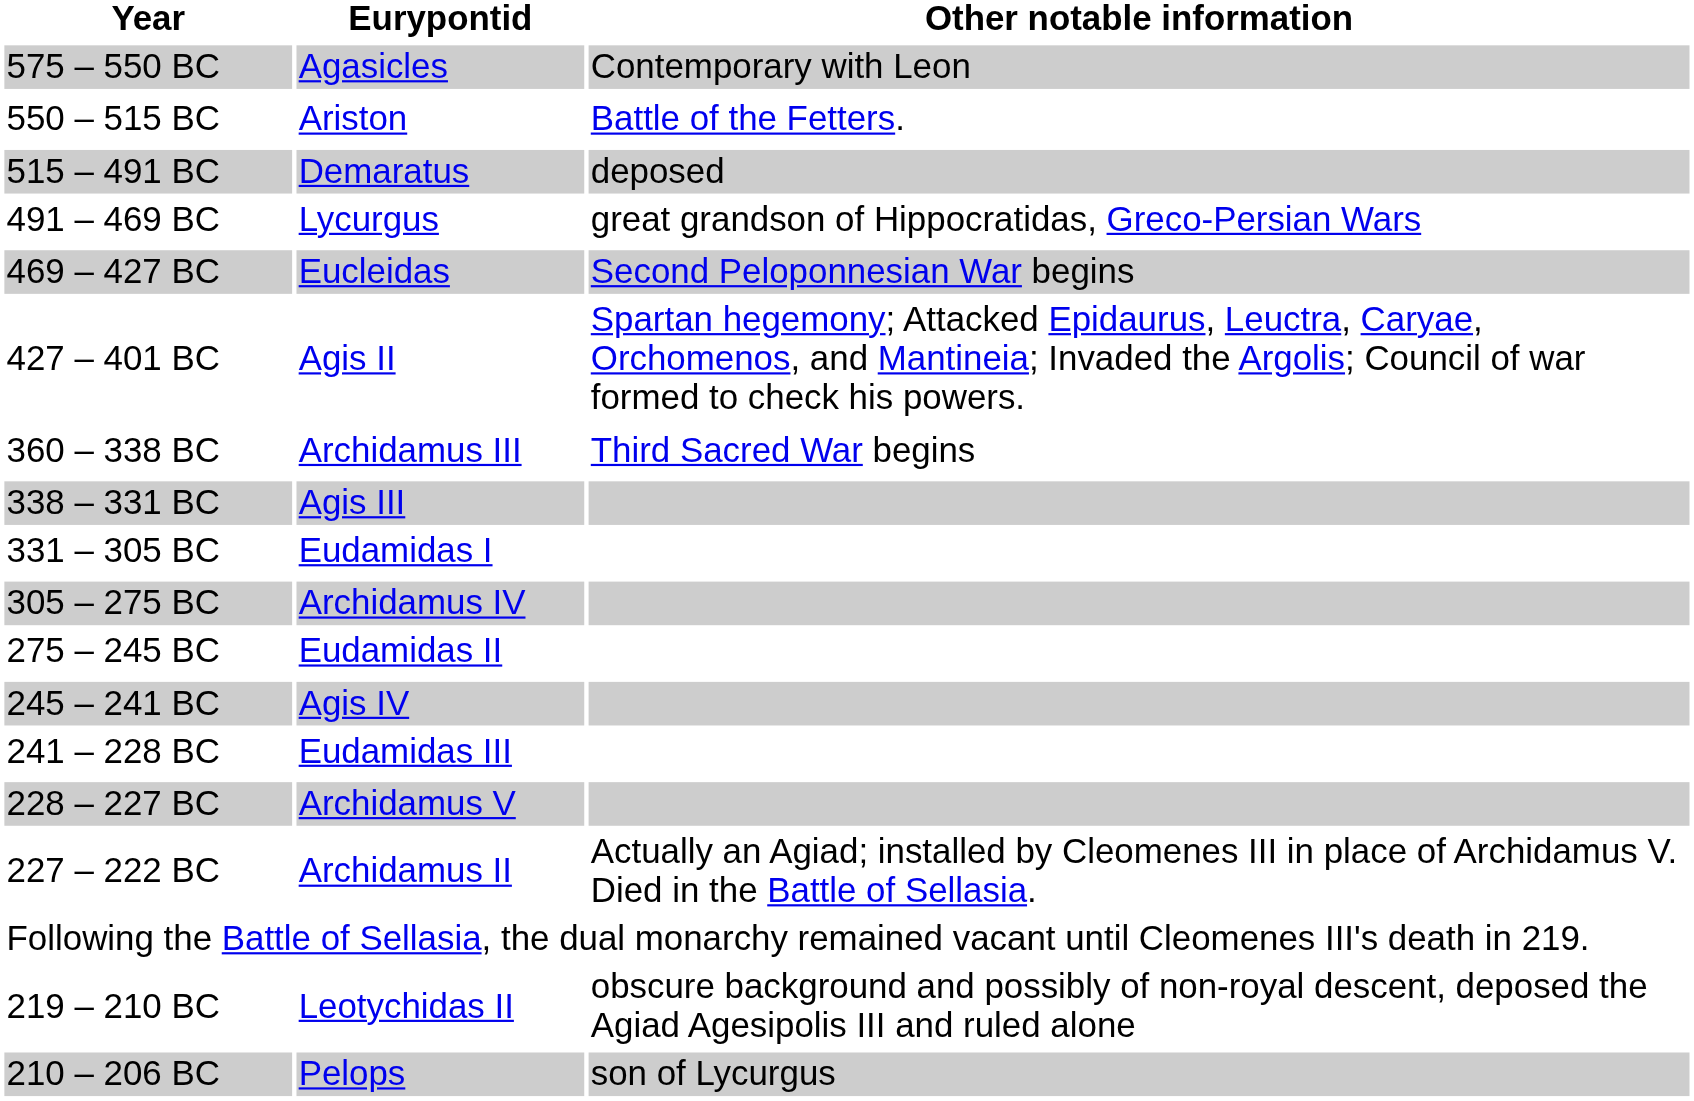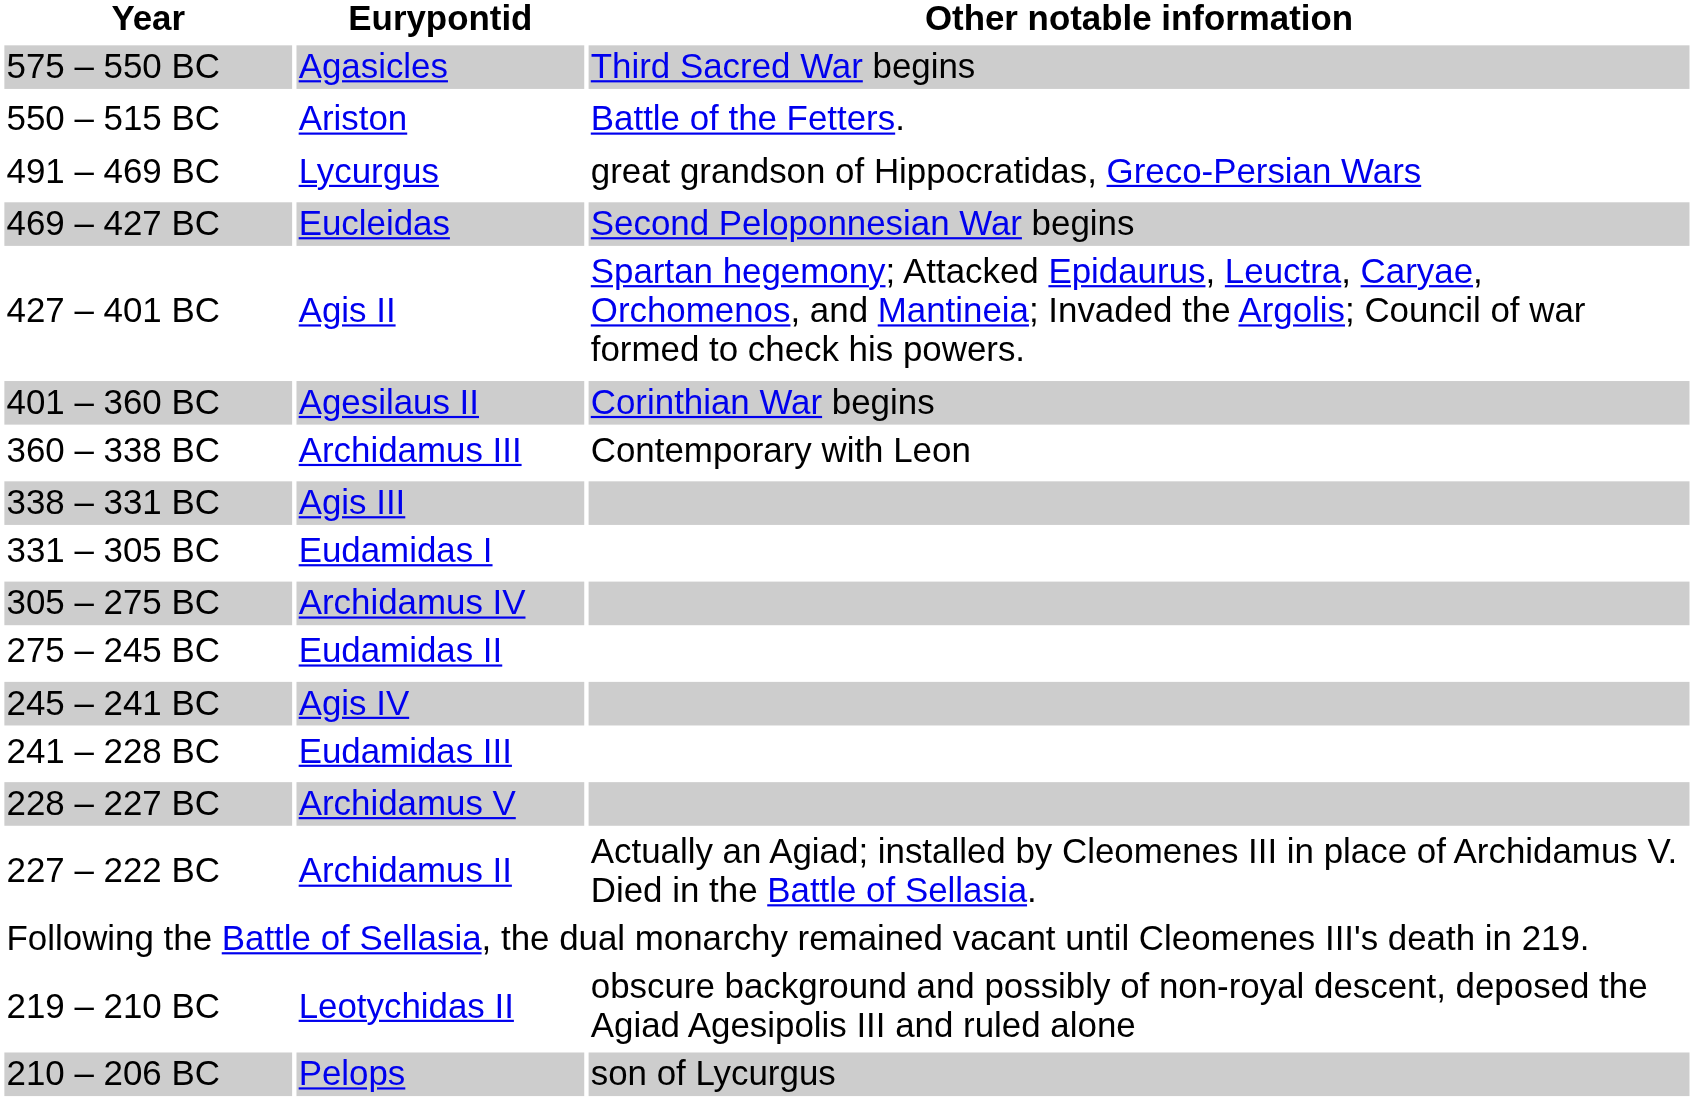(781, 66) Contemporary with Leon -> (783, 66) Third Sacred War begins
- row: (113, 171)
+ row: (113, 402)
(783, 450) Third Sacred War begins -> (781, 450) Contemporary with Leon
